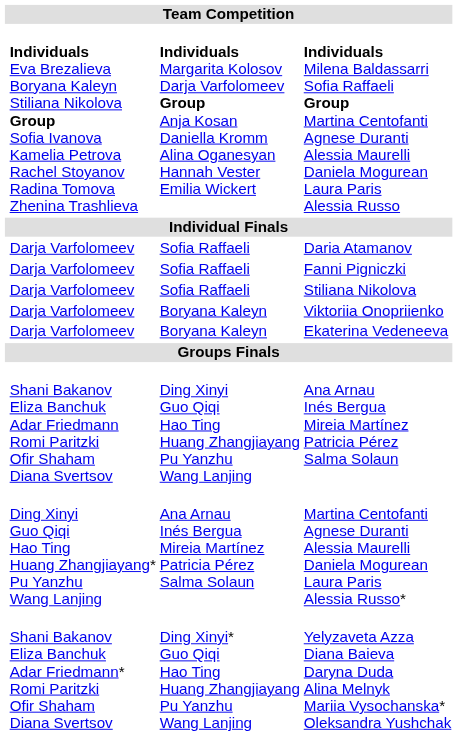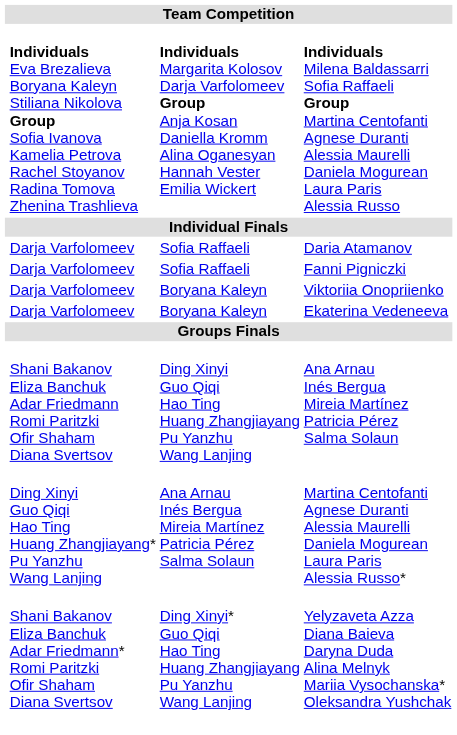- row: (360, 289)
